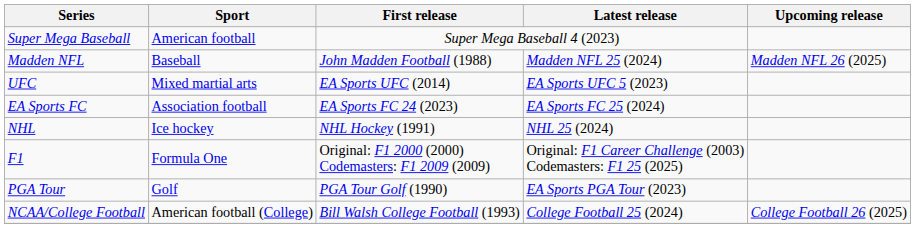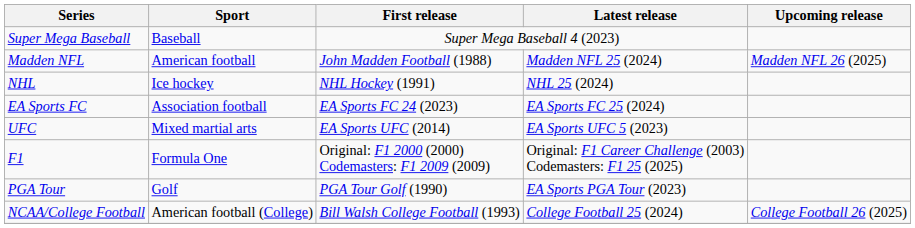(204, 38) American football -> (176, 38) Baseball
(176, 60) Baseball -> (204, 60) American football
rows swapped: (22, 128) <-> (22, 83)
